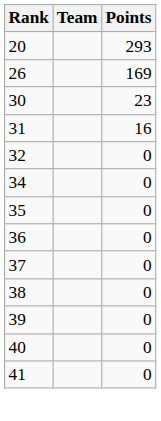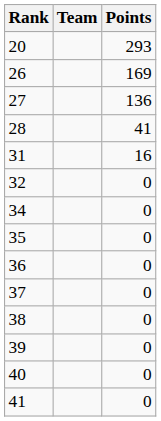+ row: (17, 100)
+ row: (17, 127)
- row: (17, 100)
